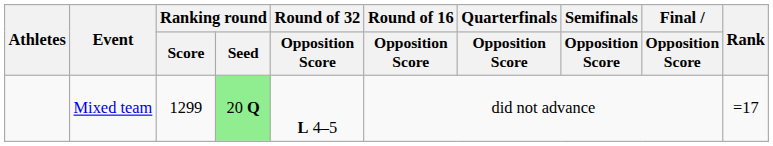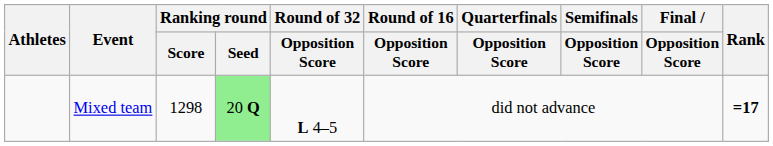(186, 108) 1299 -> (186, 108) 1298
(746, 108) normal -> (746, 108) bold
